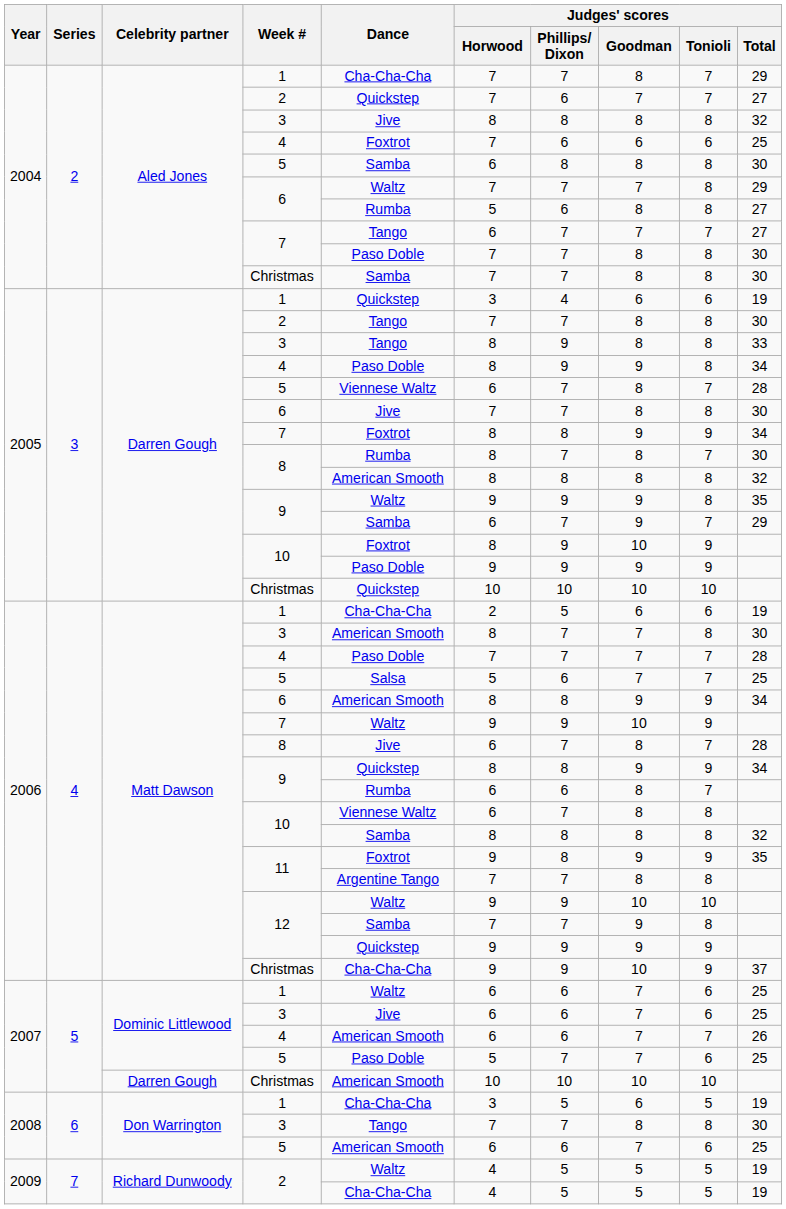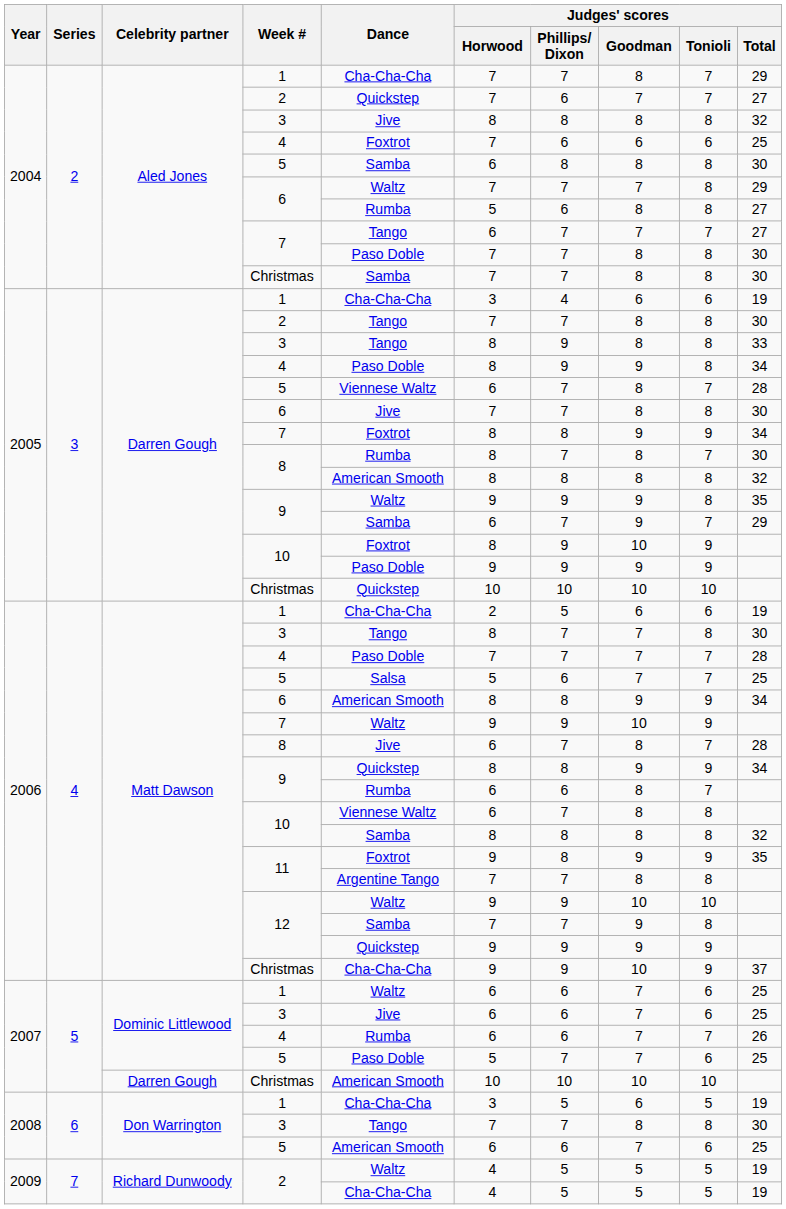(388, 299) Quickstep -> (388, 299) Cha-Cha-Cha
(388, 634) American Smooth -> (388, 634) Tango
(388, 1036) American Smooth -> (388, 1036) Rumba
